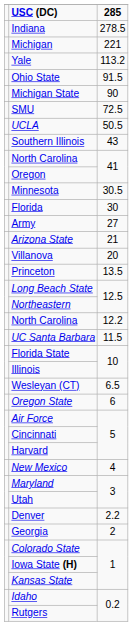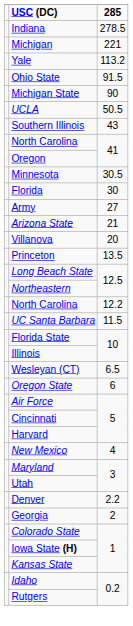- row: (23, 110)
